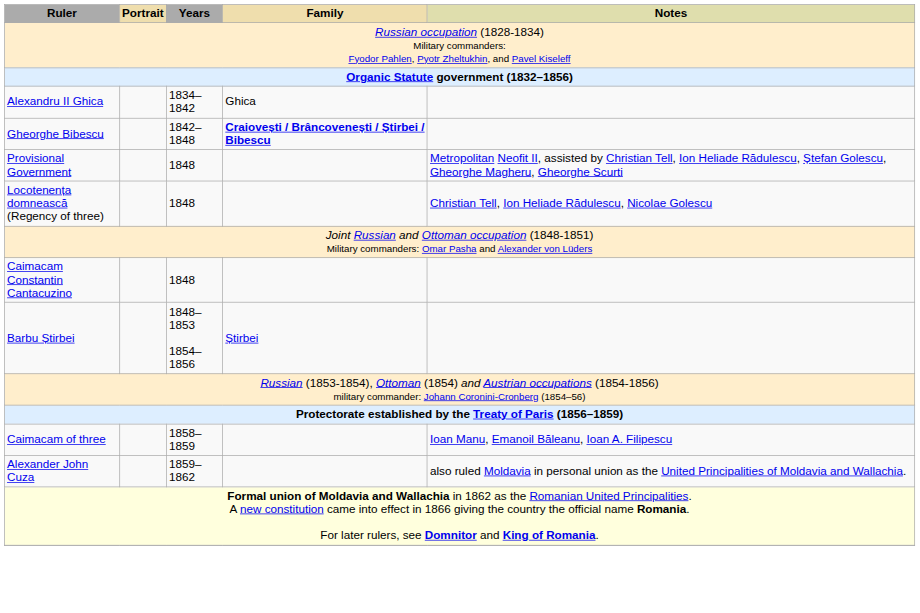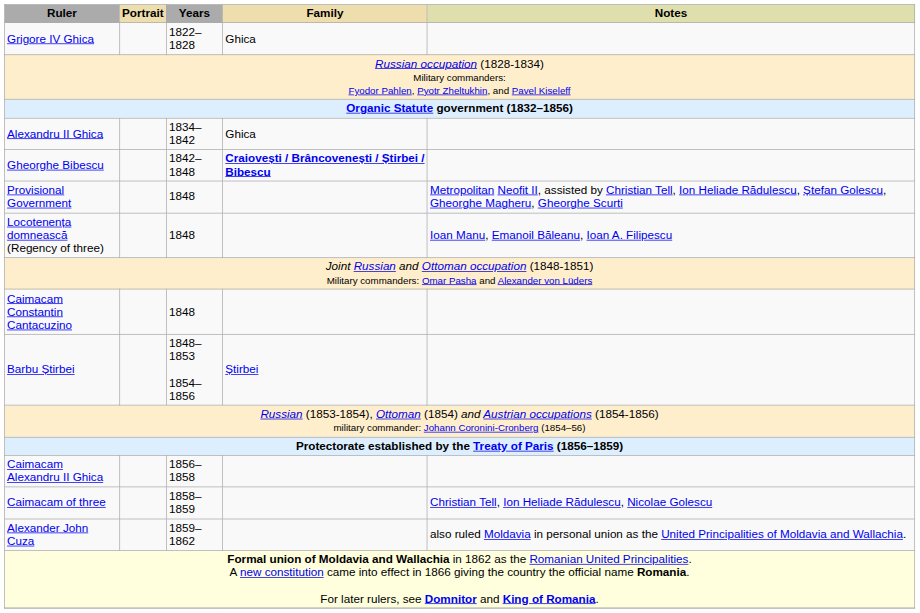+ row: (51, 38)
(571, 203) Christian Tell, Ion Heliade Rădulescu, Nicolae Golescu -> (551, 235) Ioan Manu, Emanoil Băleanu, Ioan A. Filipescu
+ row: (55, 471)
(551, 439) Ioan Manu, Emanoil Băleanu, Ioan A. Filipescu -> (571, 503) Christian Tell, Ion Heliade Rădulescu, Nicolae Golescu
